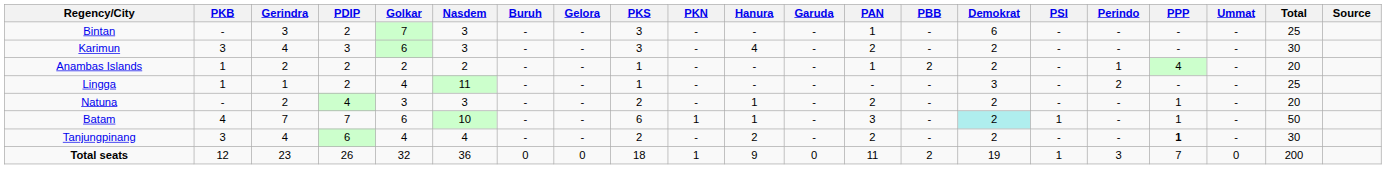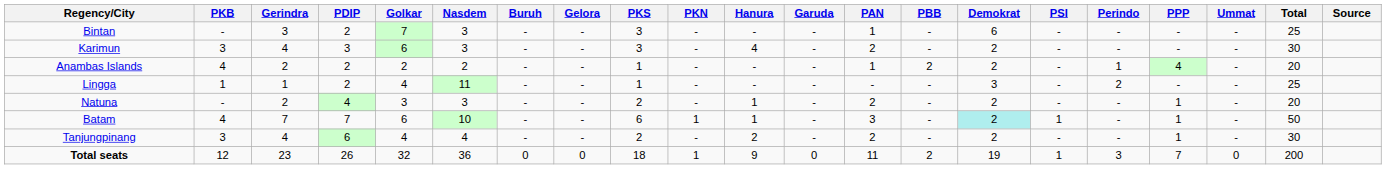(223, 66) 1 -> (223, 66) 4
(1178, 137) bold -> (1178, 137) normal
